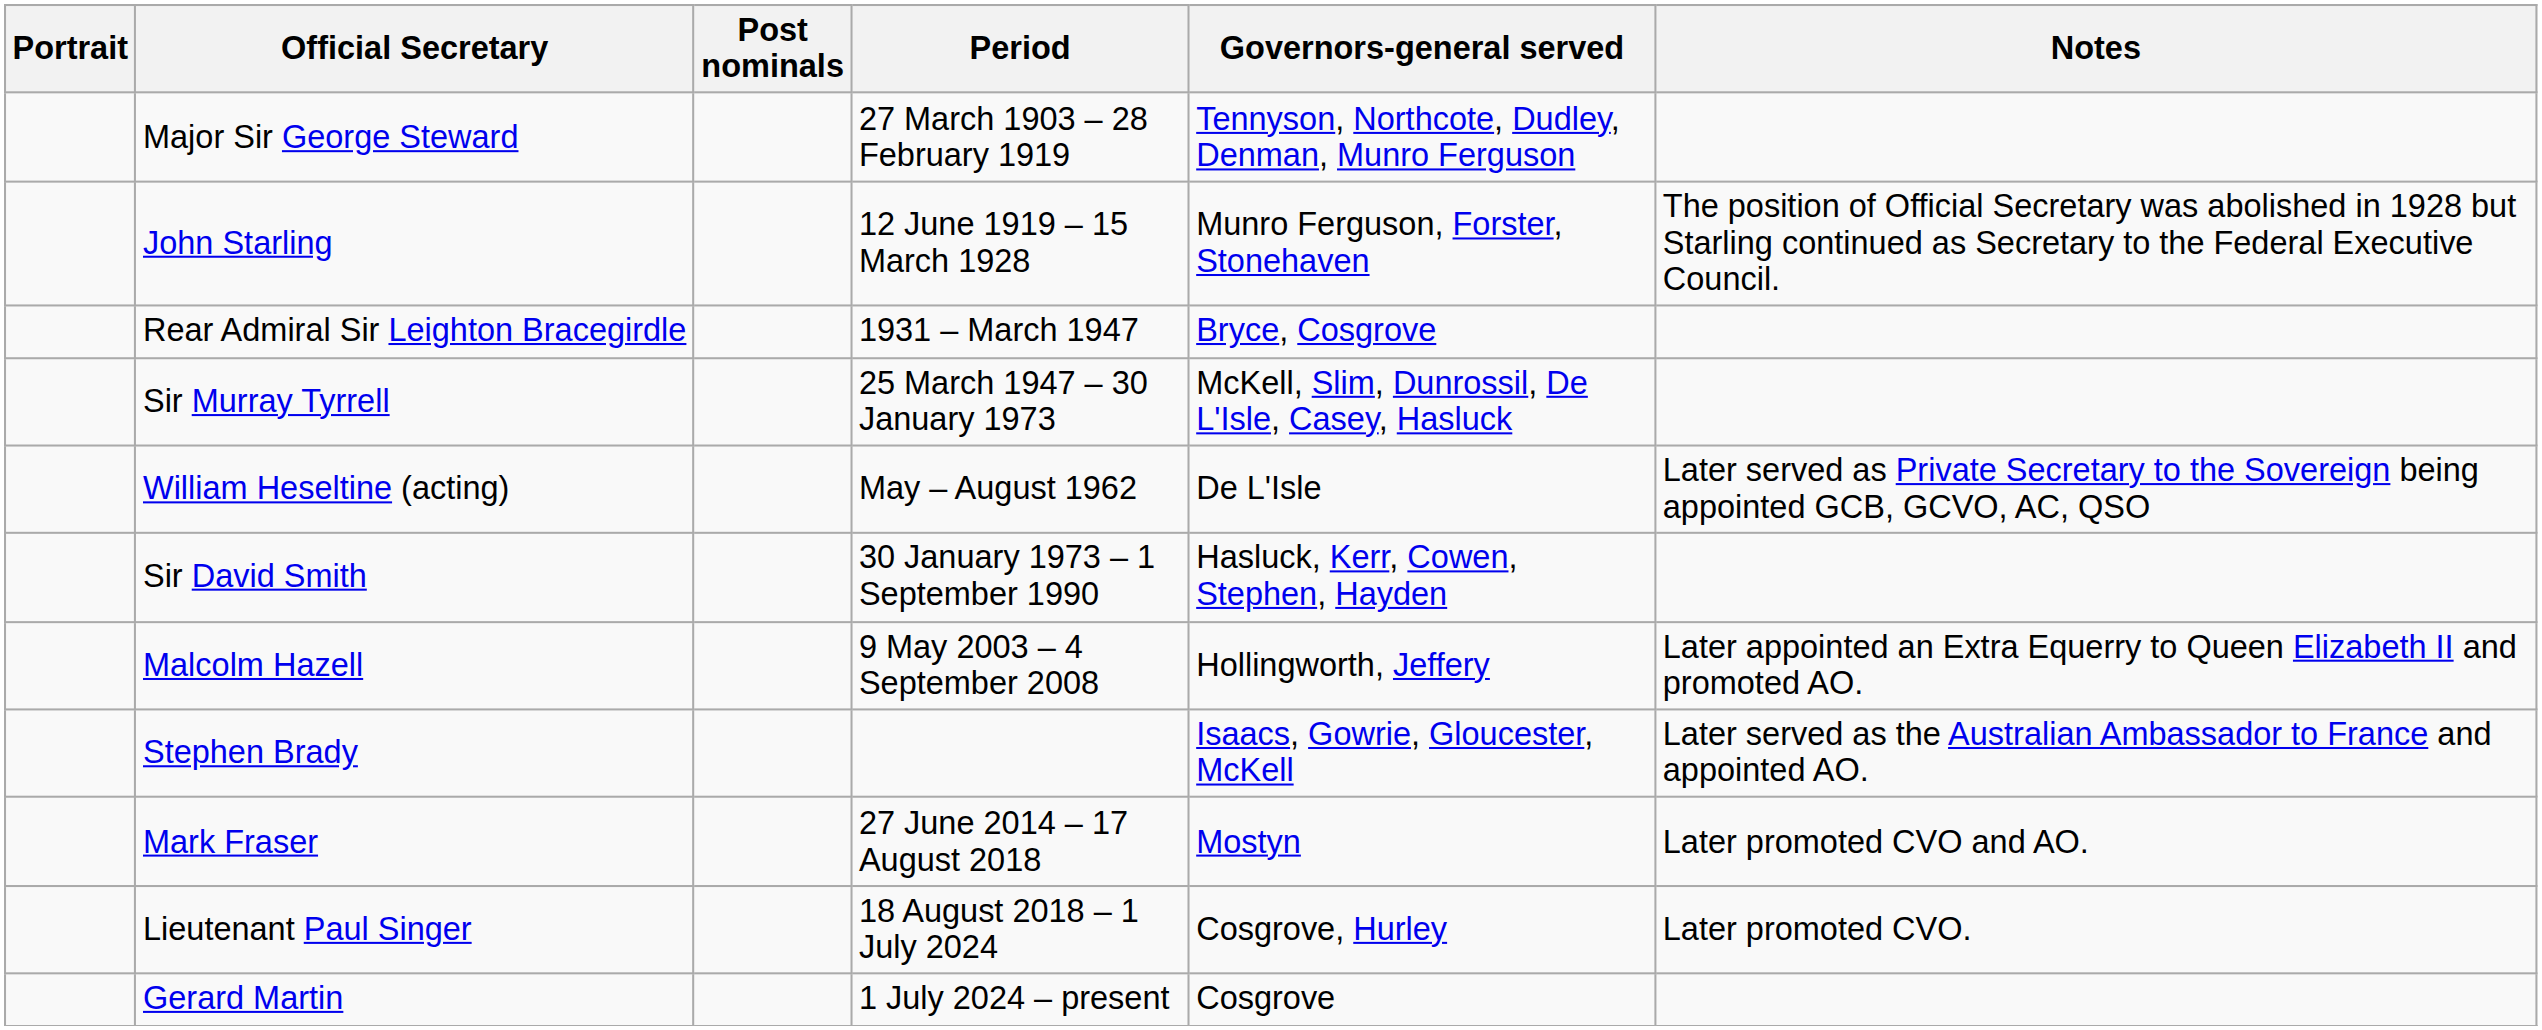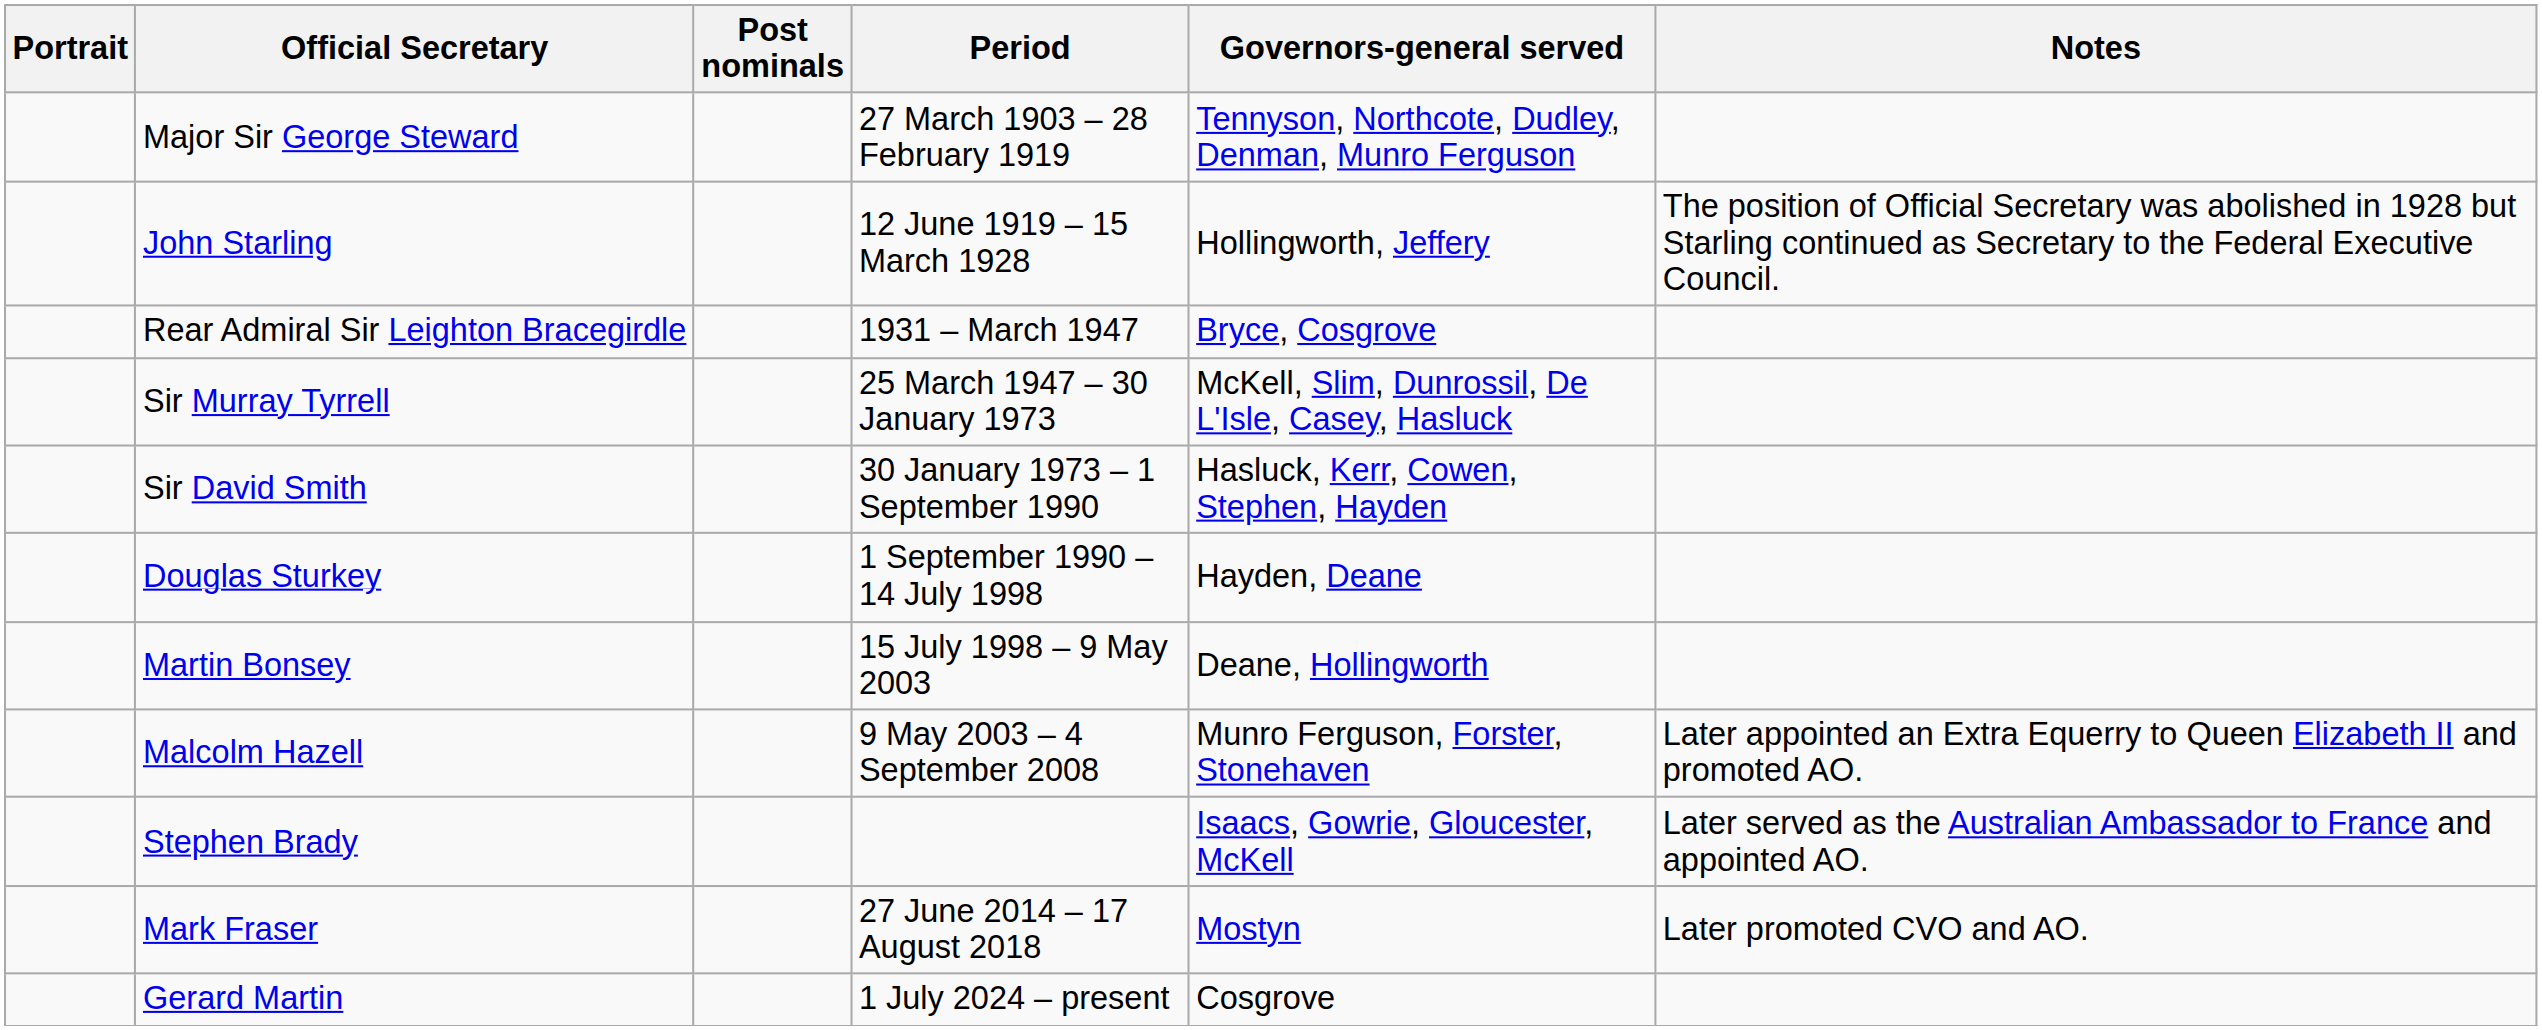(1379, 242) Munro Ferguson, Forster, Stonehaven -> (1343, 242) Hollingworth, Jeffery
- row: (326, 488)
+ row: (262, 576)
+ row: (247, 664)
(1343, 664) Hollingworth, Jeffery -> (1379, 752) Munro Ferguson, Forster, Stonehaven
- row: (307, 929)
